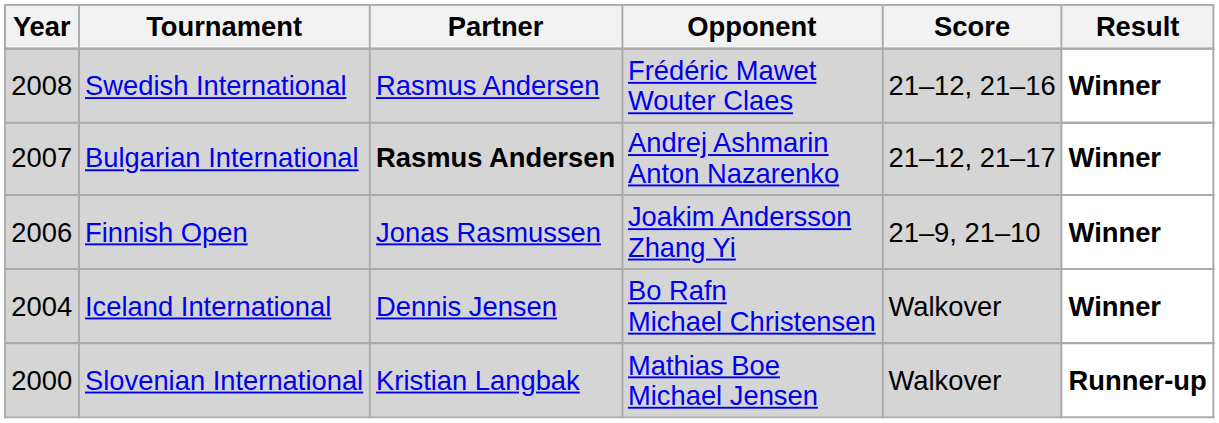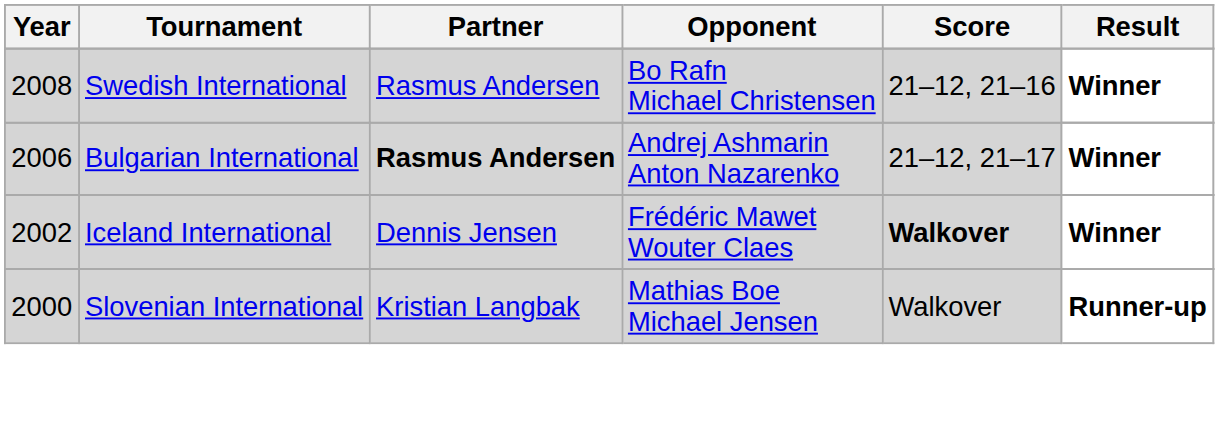(722, 85) Frédéric Mawet Wouter Claes -> (752, 85) Bo Rafn Michael Christensen
(42, 159) 2007 -> (42, 159) 2006
- row: (166, 233)
(42, 306) 2004 -> (42, 233) 2002
(752, 306) Bo Rafn Michael Christensen -> (722, 233) Frédéric Mawet Wouter Claes
(945, 306) normal -> (949, 233) bold
